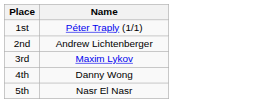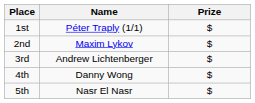+ column: (209, 12)
(104, 43) Andrew Lichtenberger -> (104, 43) Maxim Lykov
(104, 59) Maxim Lykov -> (104, 59) Andrew Lichtenberger
